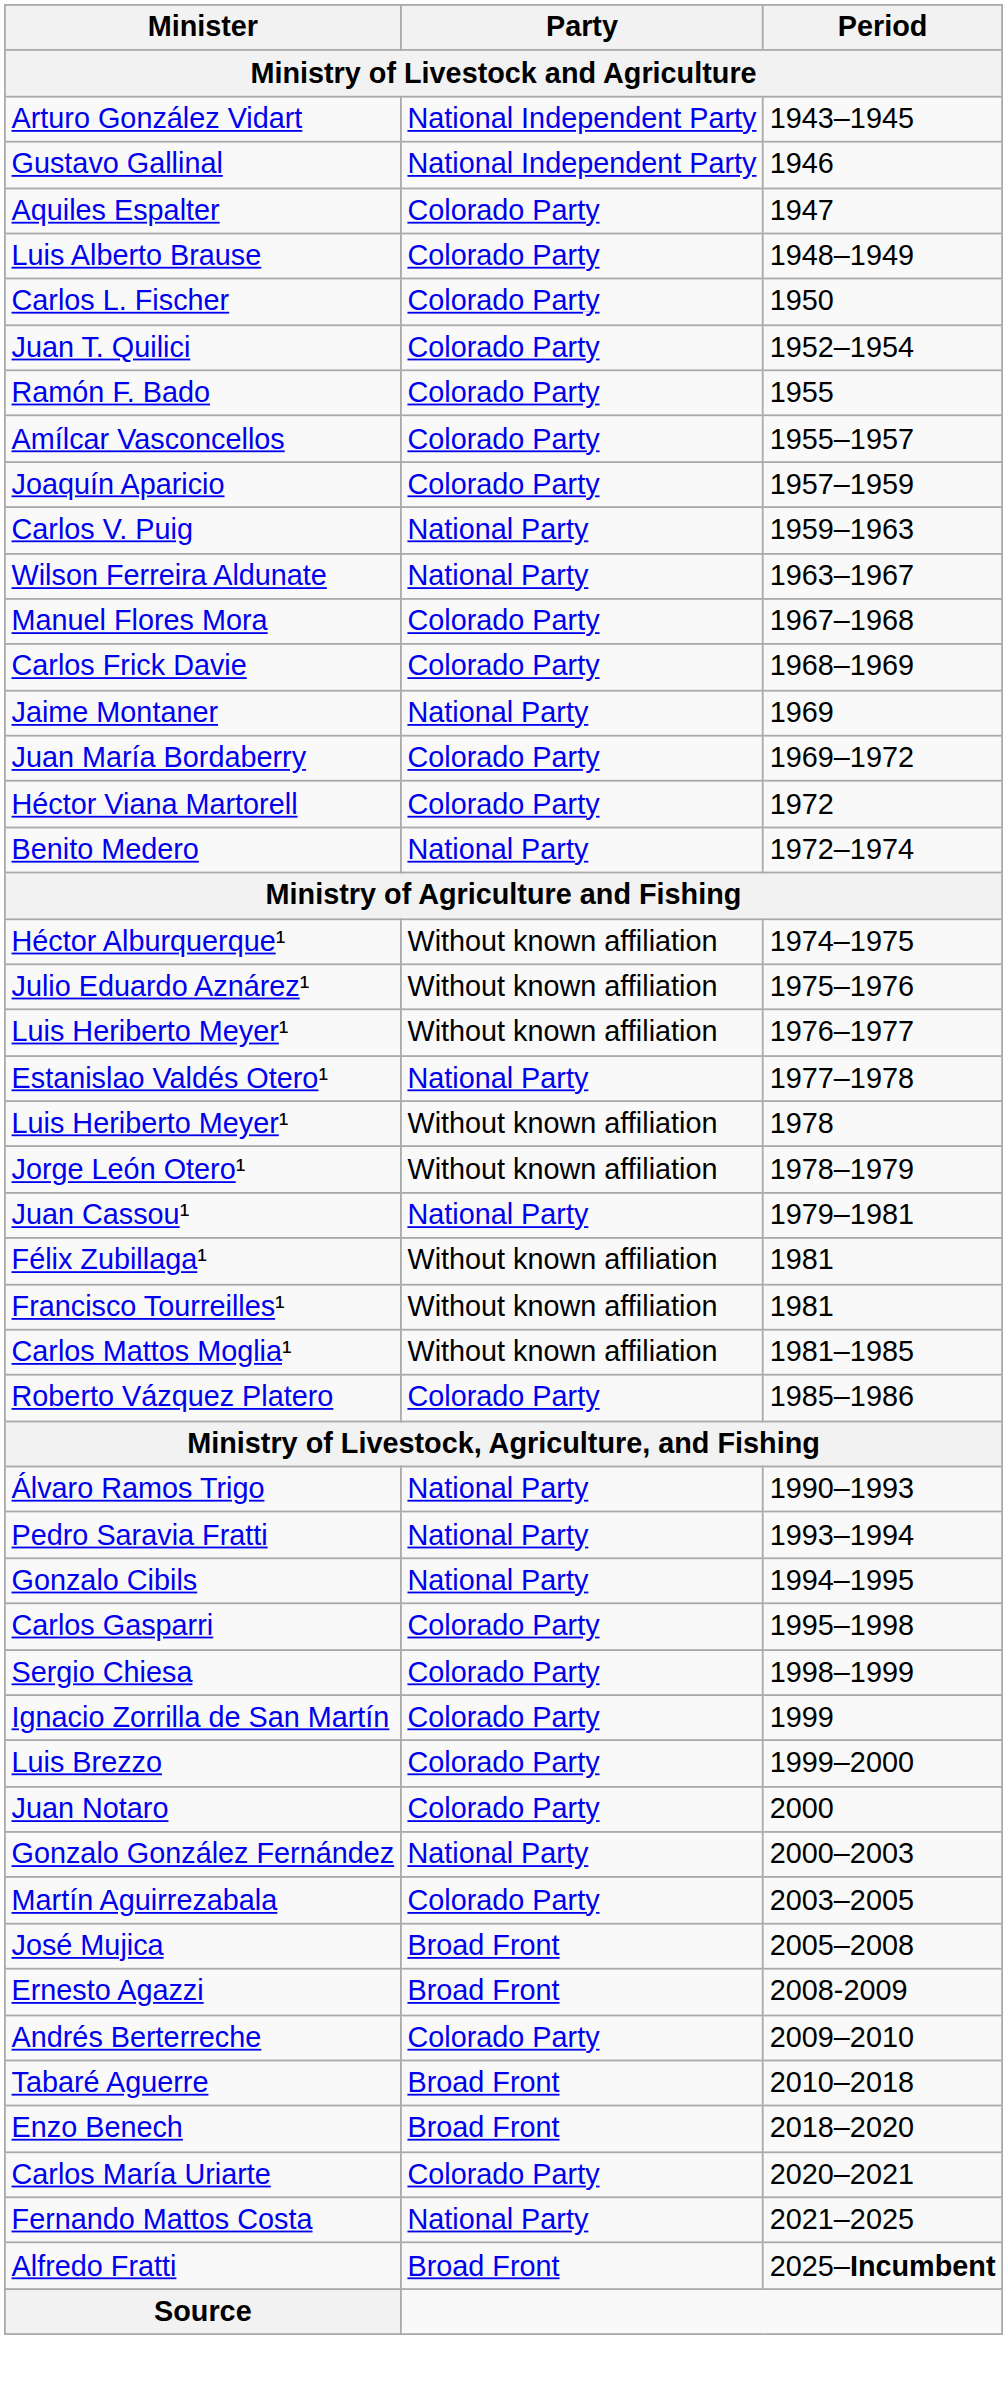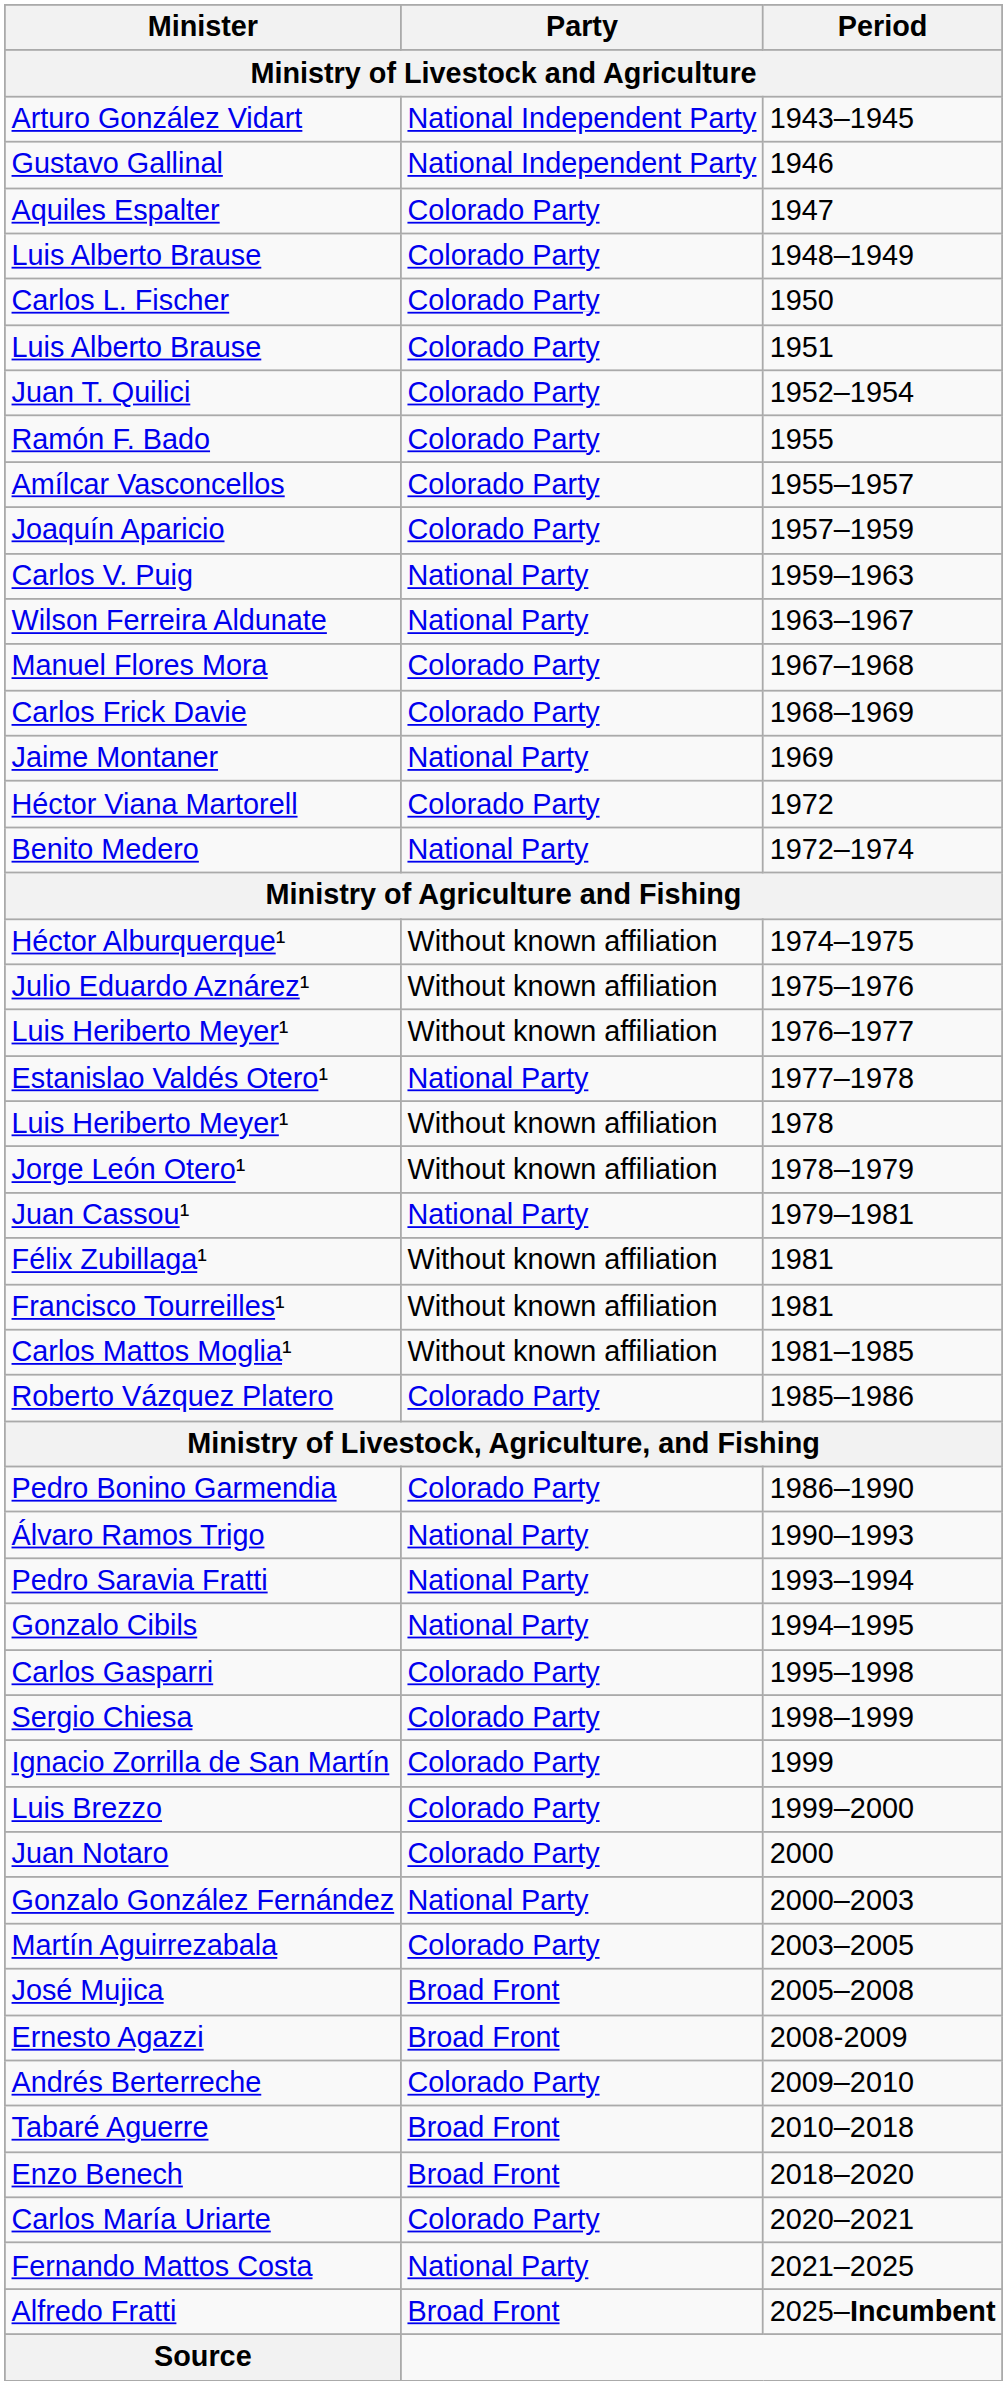+ row: (136, 347)
- row: (159, 758)
+ row: (174, 1488)
